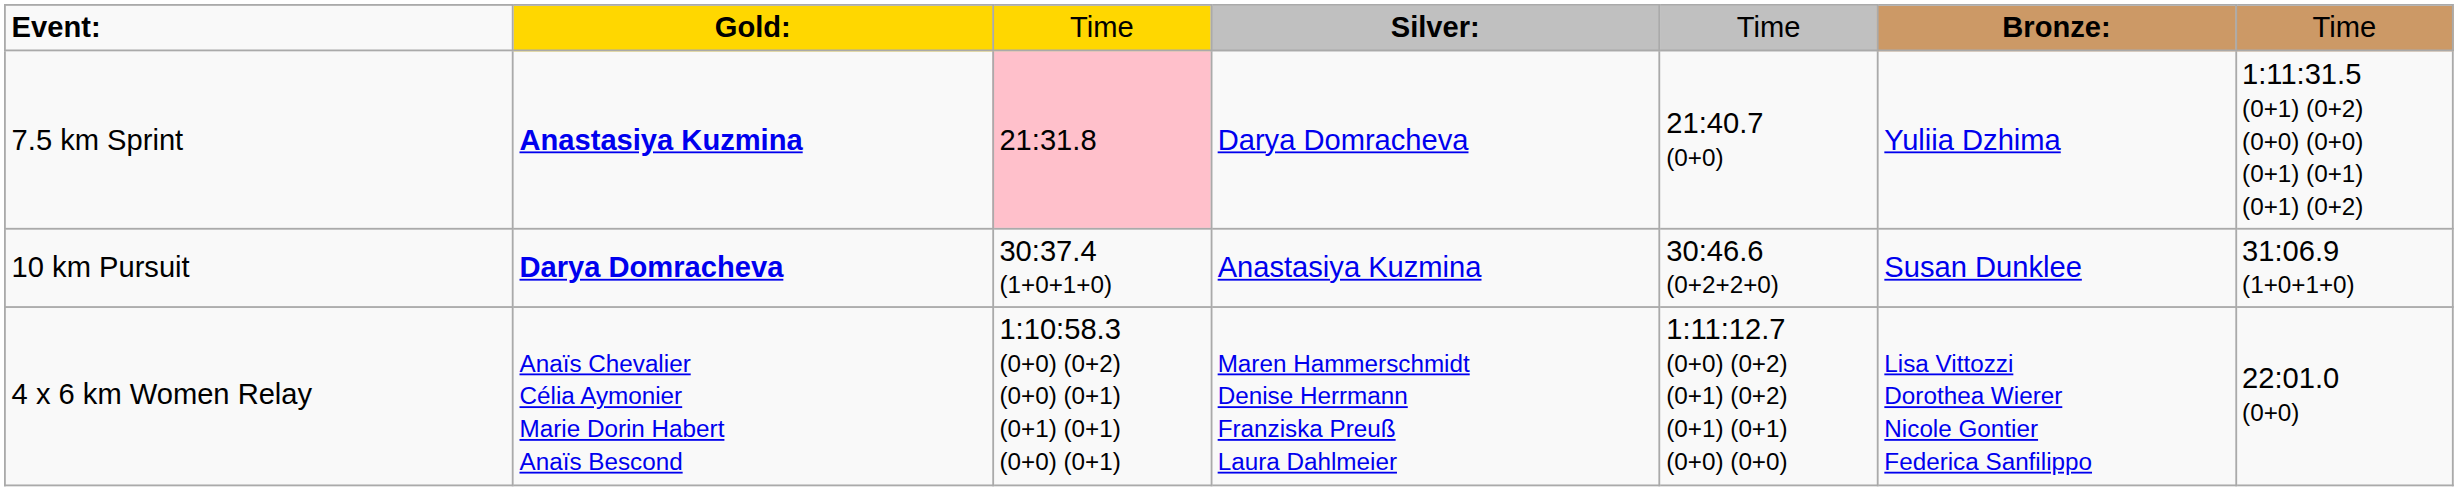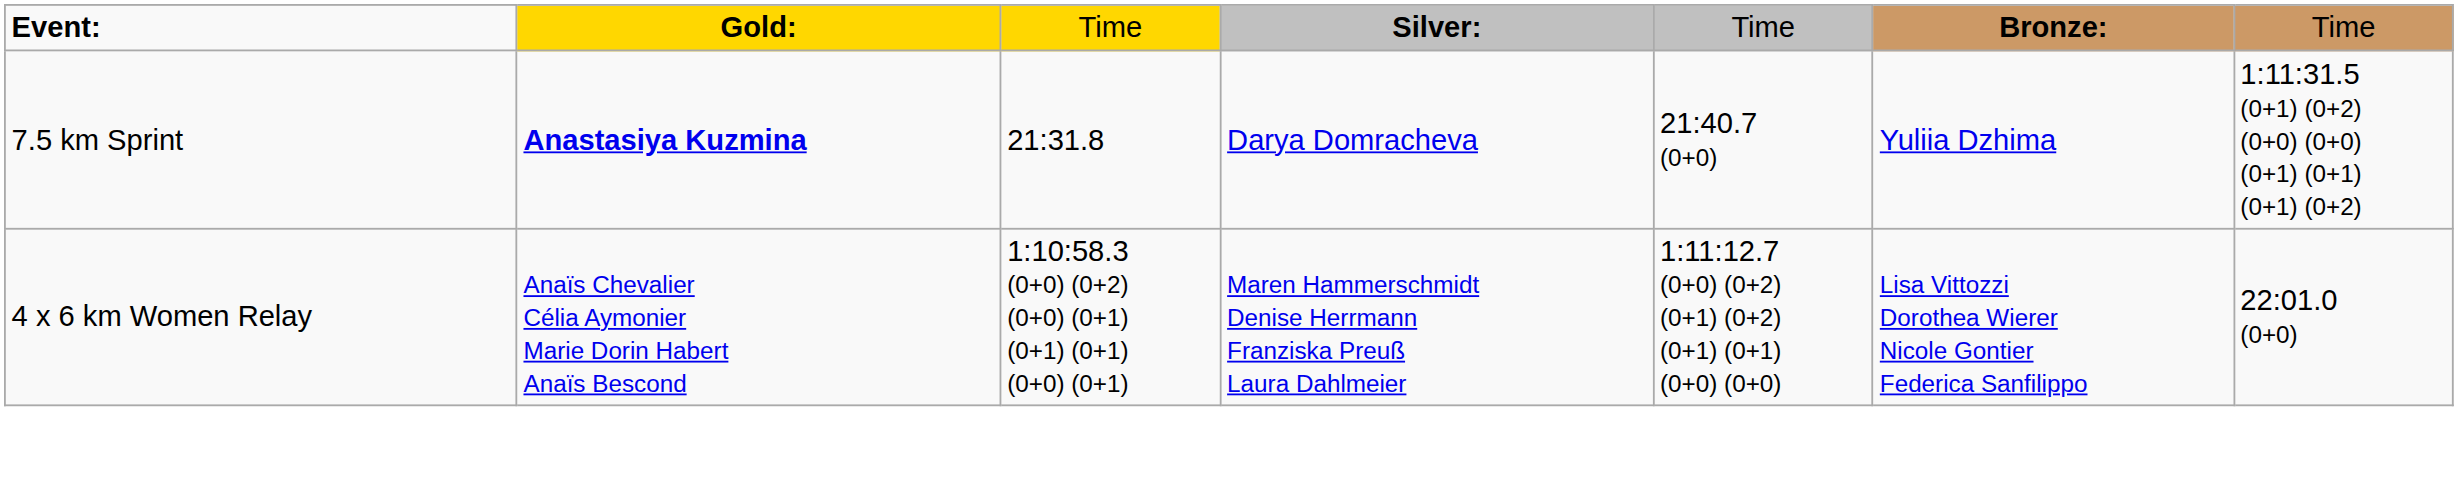(1048, 139) pink background -> (1056, 139) no background
- row: (101, 267)
